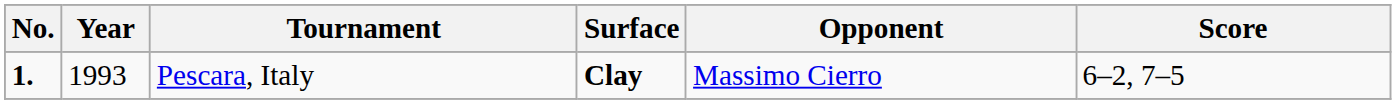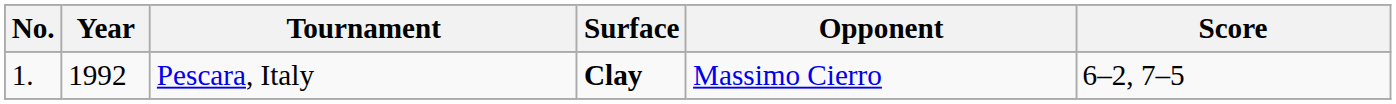(23, 75) bold -> (23, 75) normal
(97, 75) 1993 -> (97, 75) 1992
